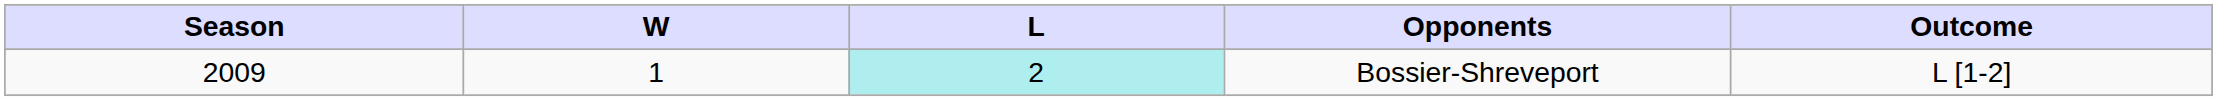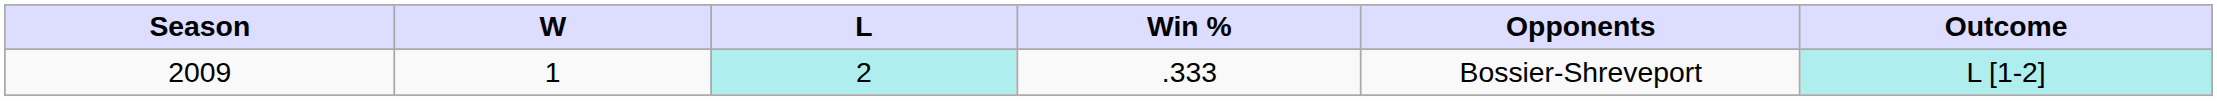+ column: (1189, 26)
(1972, 71) no background -> (2006, 71) paleturquoise background
